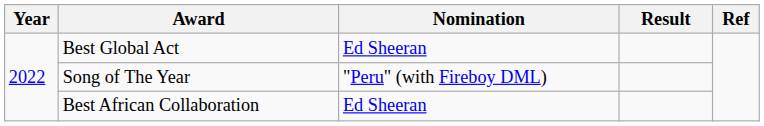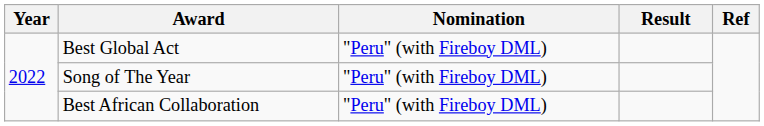(385, 47) Ed Sheeran -> (445, 47) "Peru" (with Fireboy DML)
(385, 105) Ed Sheeran -> (445, 105) "Peru" (with Fireboy DML)
